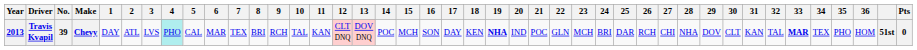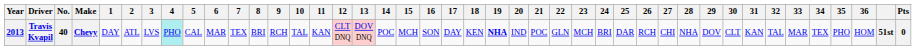(63, 32) 39 -> (63, 32) 40
(798, 32) bold -> (798, 32) normal
